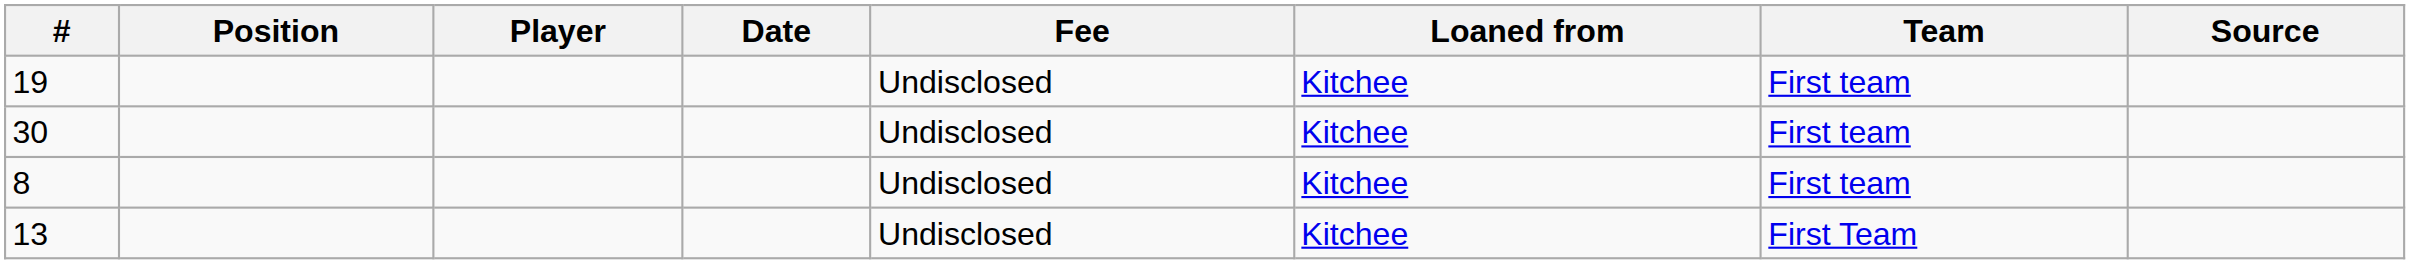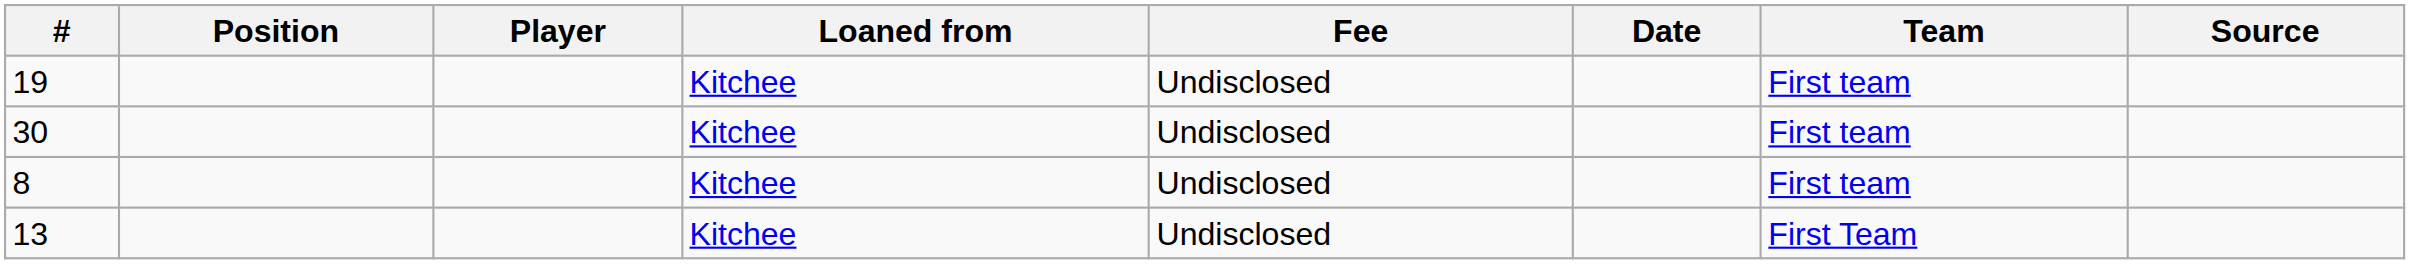columns swapped: (1527, 31) <-> (776, 31)
